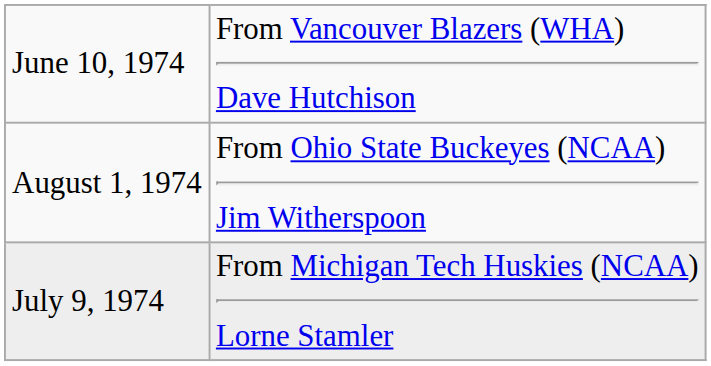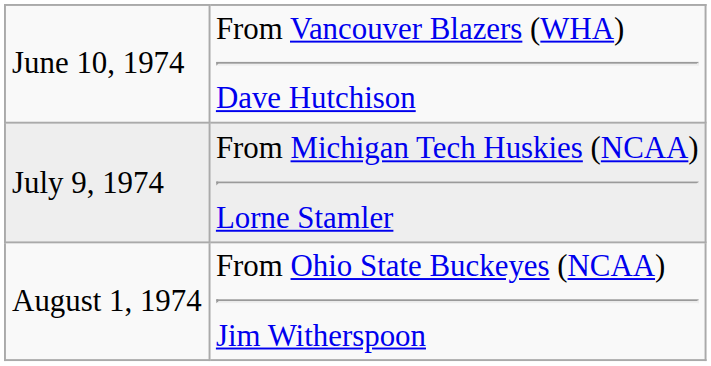rows swapped: (88, 300) <-> (107, 182)
